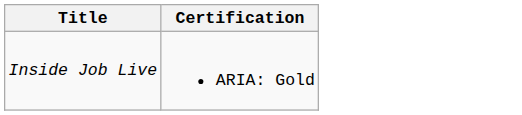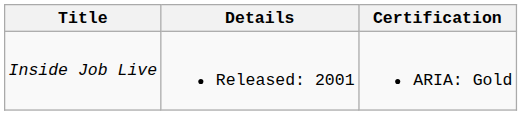+ column: (260, 18)
